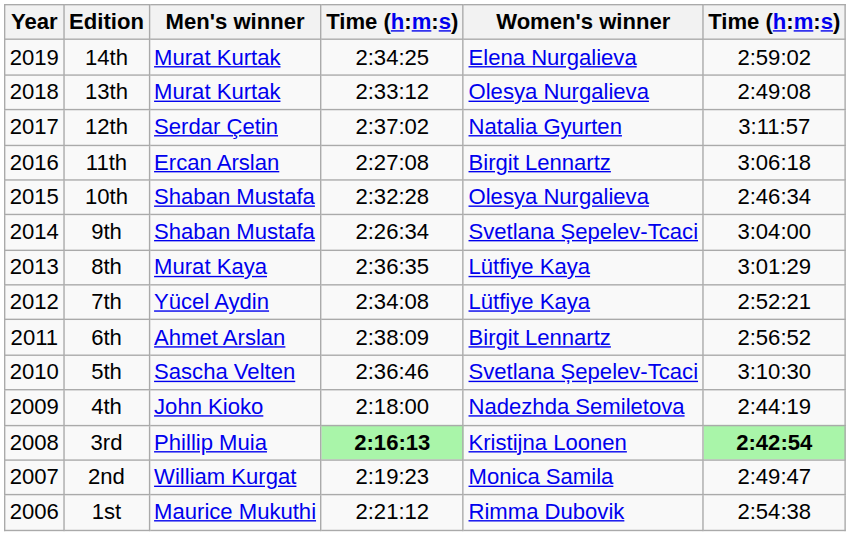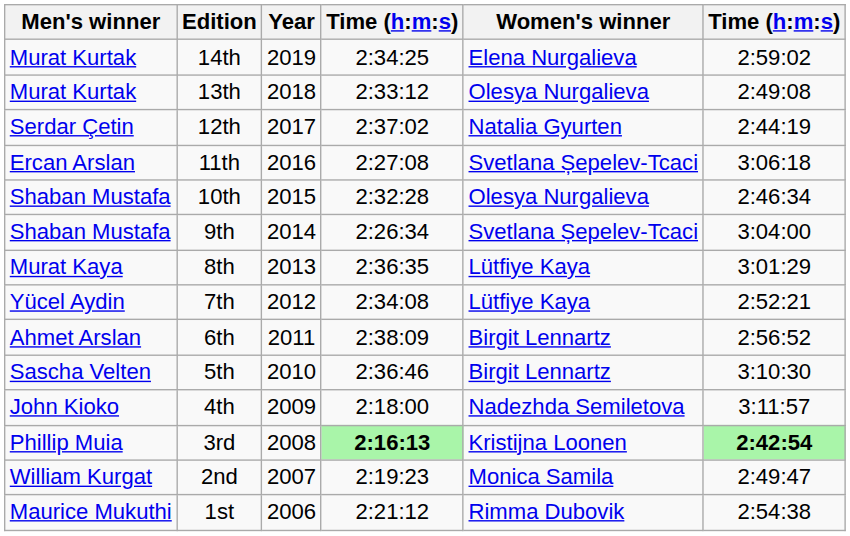columns swapped: (34, 22) <-> (235, 22)
(774, 127) 3:11:57 -> (774, 127) 2:44:19
(540, 162) Birgit Lennartz -> (583, 162) Svetlana Șepelev-Tcaci
(583, 372) Svetlana Șepelev-Tcaci -> (540, 372) Birgit Lennartz
(774, 407) 2:44:19 -> (774, 407) 3:11:57
